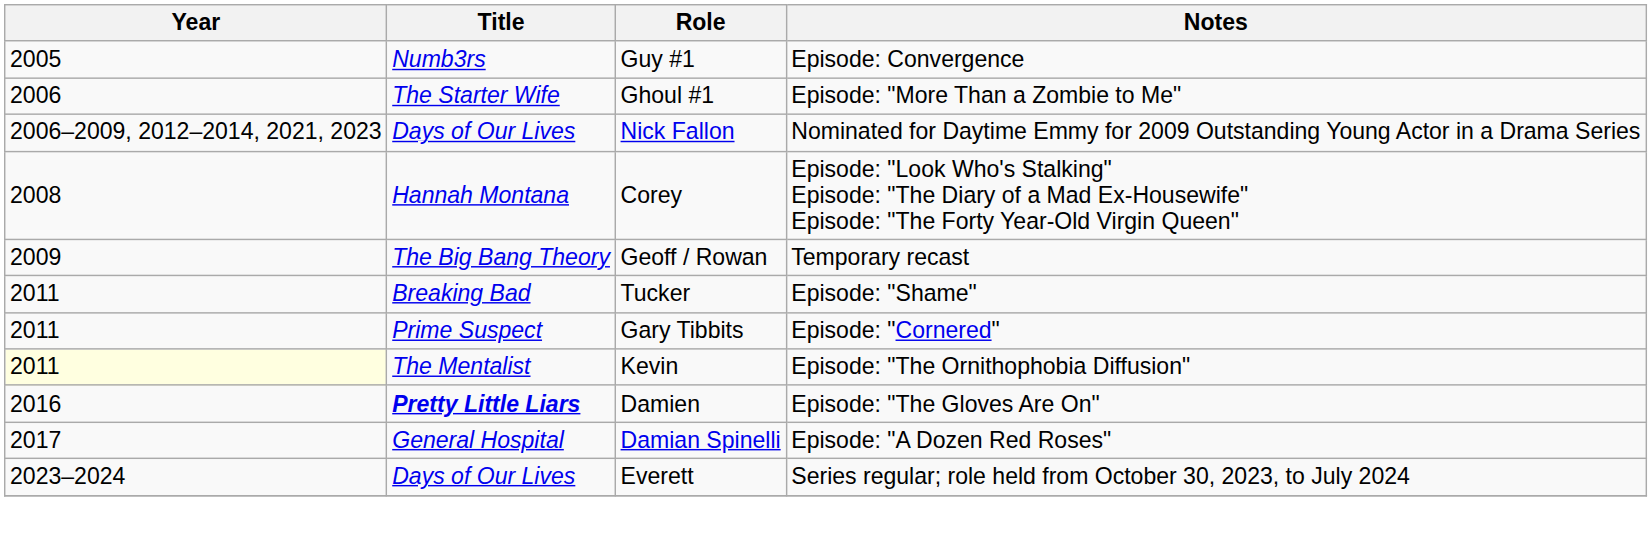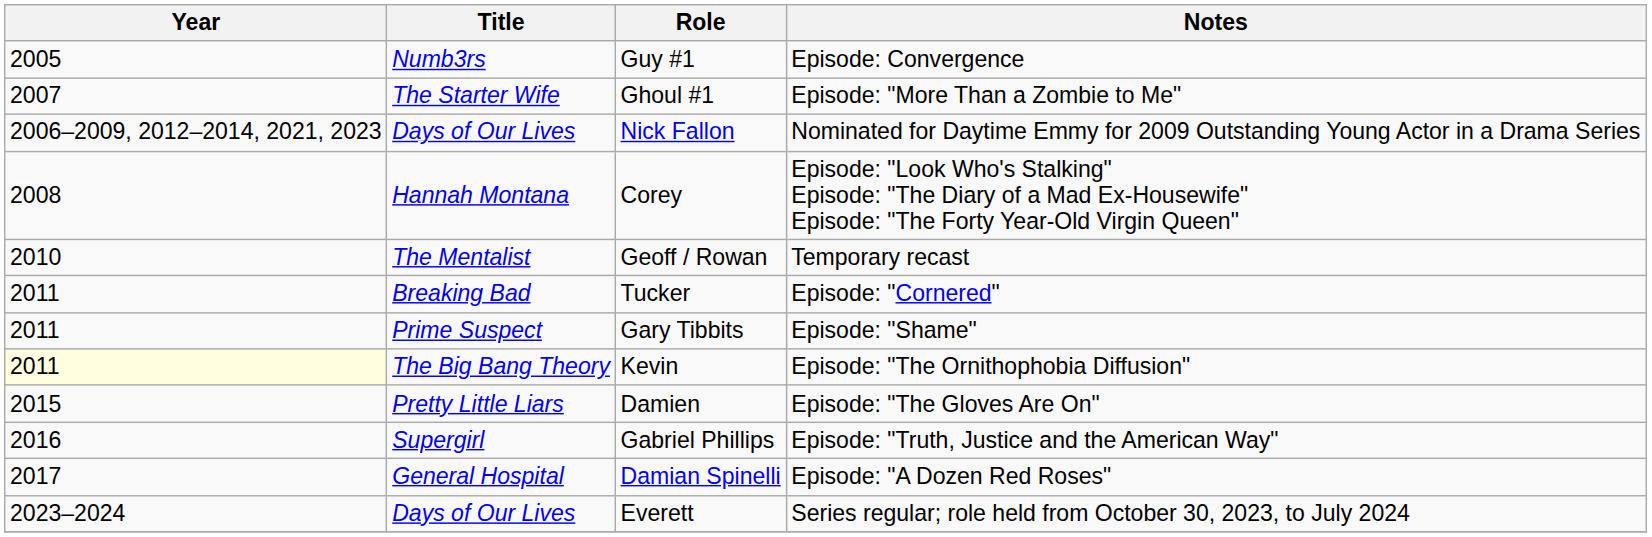(36, 95) 2006 -> (36, 95) 2007
(36, 257) 2009 -> (36, 257) 2010
(501, 257) The Big Bang Theory -> (461, 257) The Mentalist
(884, 293) Episode: "Shame" -> (896, 293) Episode: "Cornered"
(896, 330) Episode: "Cornered" -> (884, 330) Episode: "Shame"
(461, 366) The Mentalist -> (501, 366) The Big Bang Theory
(36, 403) 2016 -> (36, 403) 2015
(486, 403) bold -> (478, 403) normal
+ row: (697, 440)
